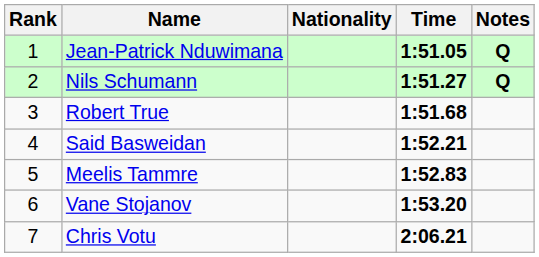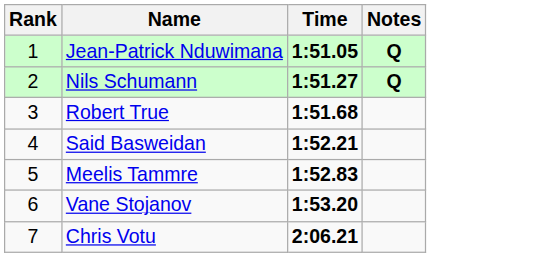- column: (342, 19)
